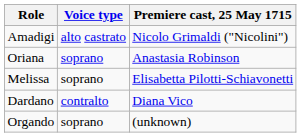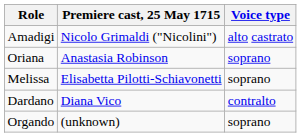columns swapped: (93, 15) <-> (213, 15)
